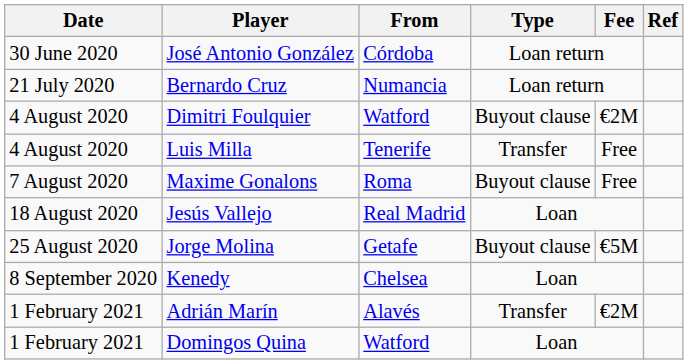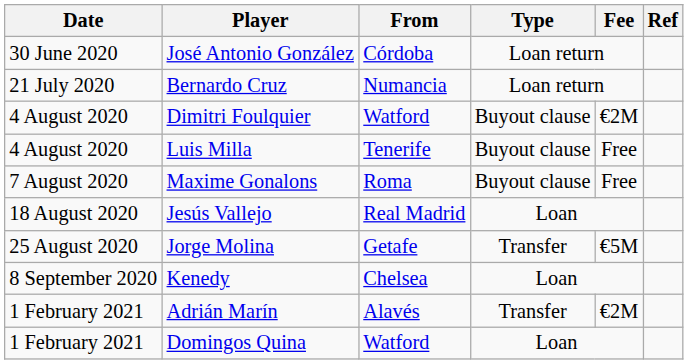(533, 149) Transfer -> (533, 149) Buyout clause
(533, 246) Buyout clause -> (533, 246) Transfer
